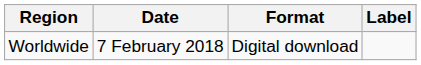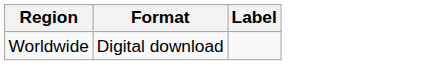- column: (160, 18)
